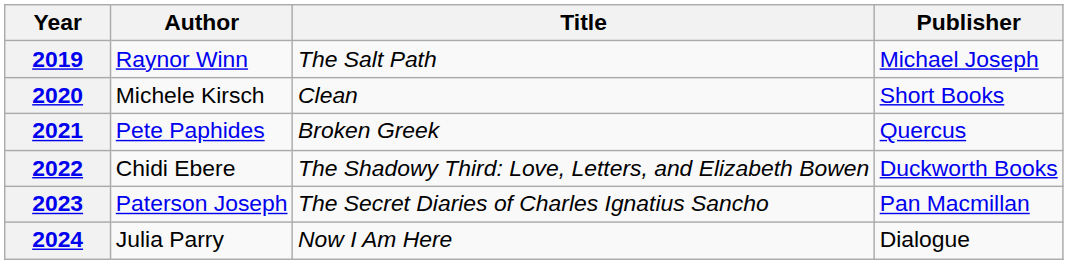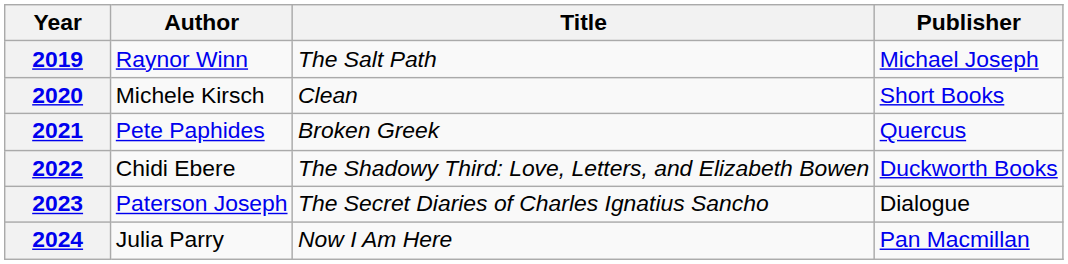(955, 204) Pan Macmillan -> (925, 204) Dialogue
(925, 240) Dialogue -> (955, 240) Pan Macmillan
